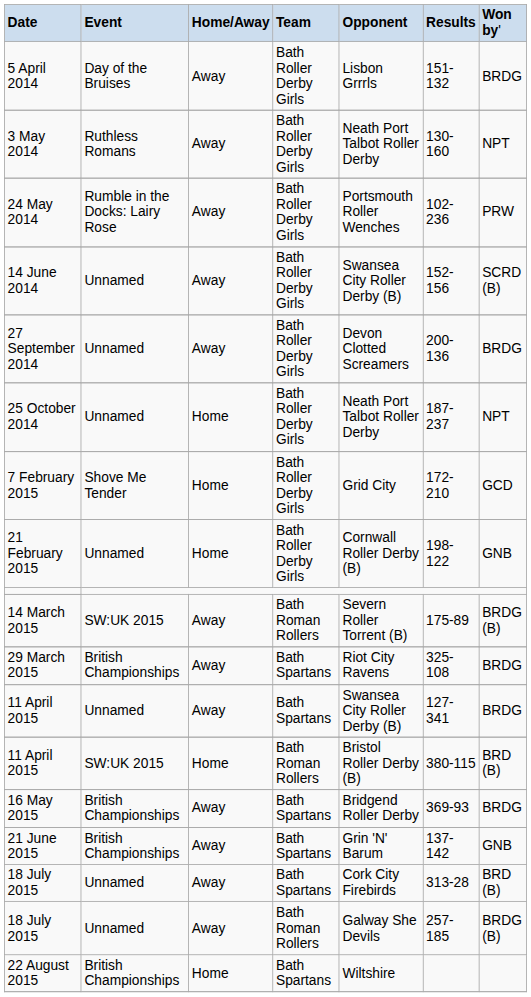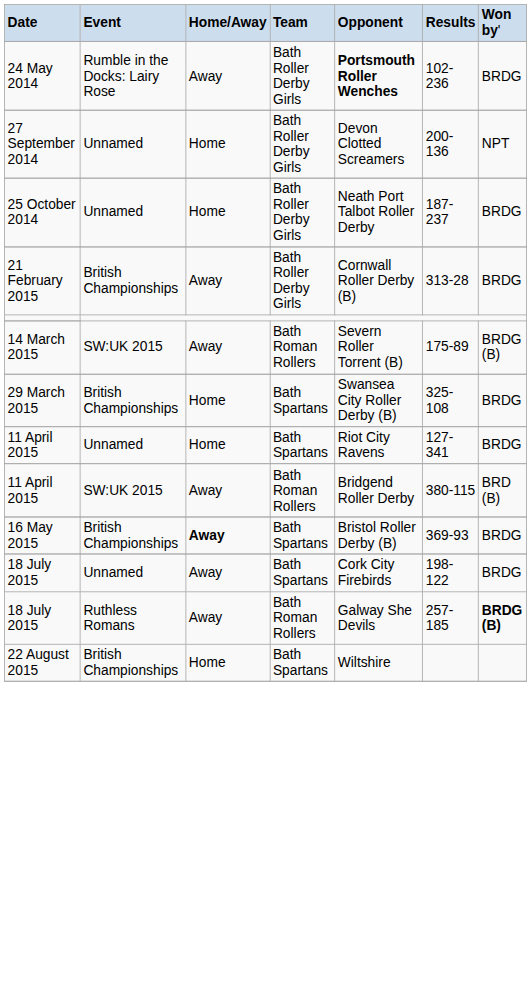- row: (27, 75)
- row: (26, 144)
(378, 212) normal -> (376, 75) bold
(498, 212) PRW -> (502, 75) BRDG
- row: (32, 280)
(209, 348) Away -> (207, 144) Home
(502, 348) BRDG -> (496, 144) NPT
(496, 417) NPT -> (502, 212) BRDG
- row: (41, 485)
(114, 553) Unnamed -> (131, 280) British Championships
(210, 553) Home -> (206, 280) Away
(440, 553) 198-122 -> (447, 280) 313-28
(497, 553) GNB -> (502, 280) BRDG
(209, 665) Away -> (207, 400) Home
(368, 665) Riot City Ravens -> (370, 400) Swansea City Roller Derby (B)
(209, 710) Away -> (207, 445) Home
(374, 710) Swansea City Roller Derby (B) -> (364, 445) Riot City Ravens
(210, 763) Home -> (206, 490) Away
(381, 763) Bristol Roller Derby (B) -> (376, 490) Bridgend Roller Derby
(209, 808) normal -> (207, 535) bold
(381, 808) Bridgend Roller Derby -> (377, 535) Bristol Roller Derby (B)
- row: (32, 845)
(447, 883) 313-28 -> (440, 572) 198-122
(497, 883) BRD (B) -> (502, 572) BRDG
(114, 928) Unnamed -> (110, 617) Ruthless Romans
(502, 928) normal -> (502, 617) bold
